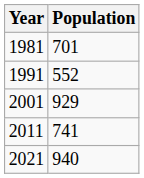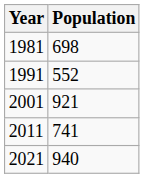(66, 46) 701 -> (66, 46) 698
(66, 103) 929 -> (66, 103) 921
